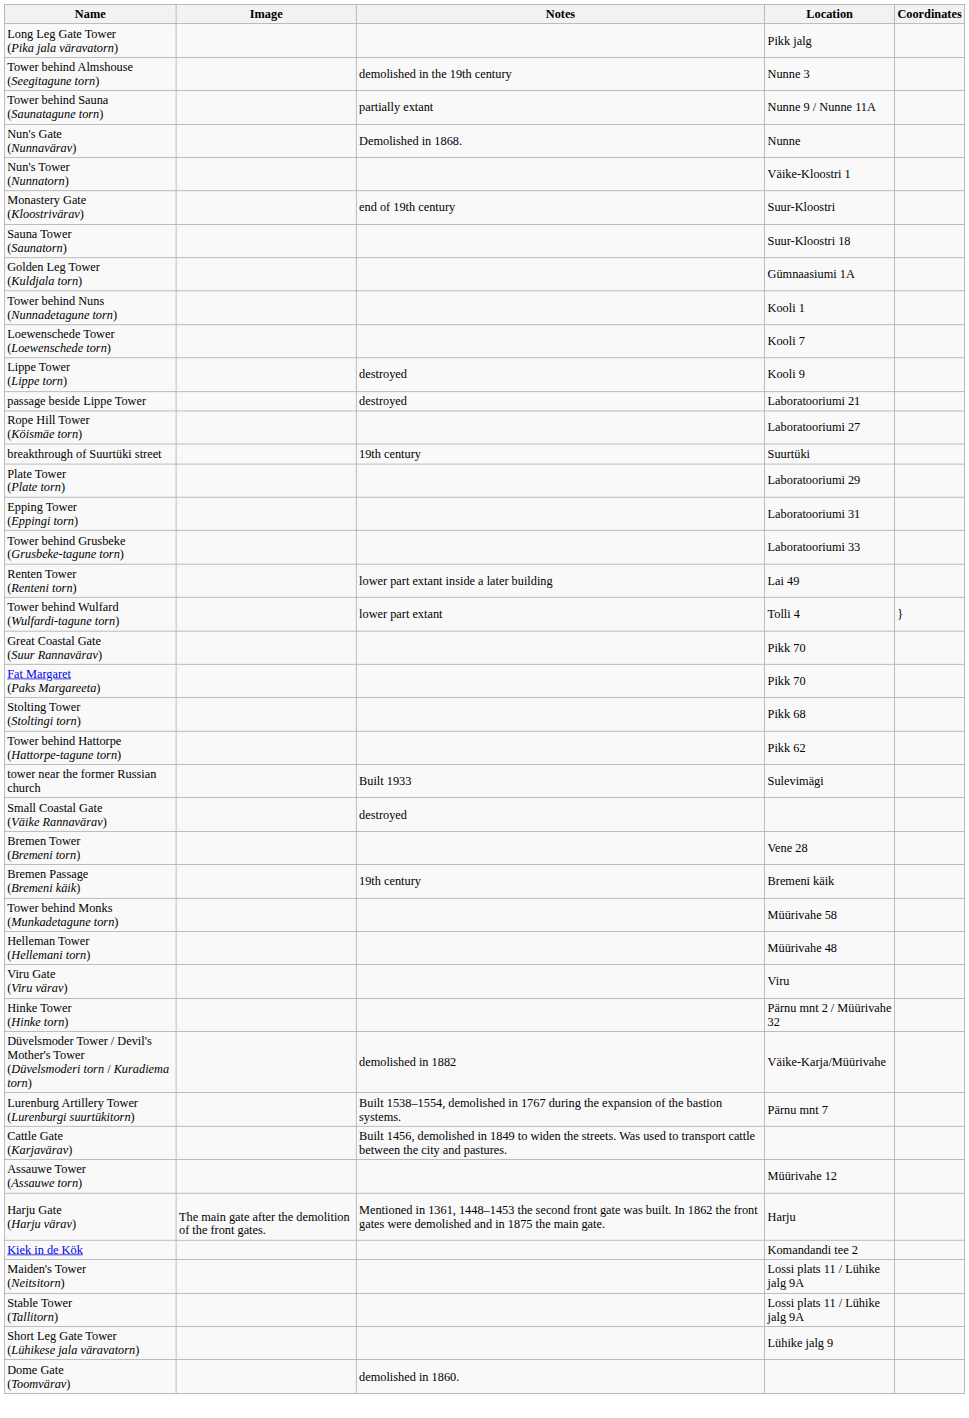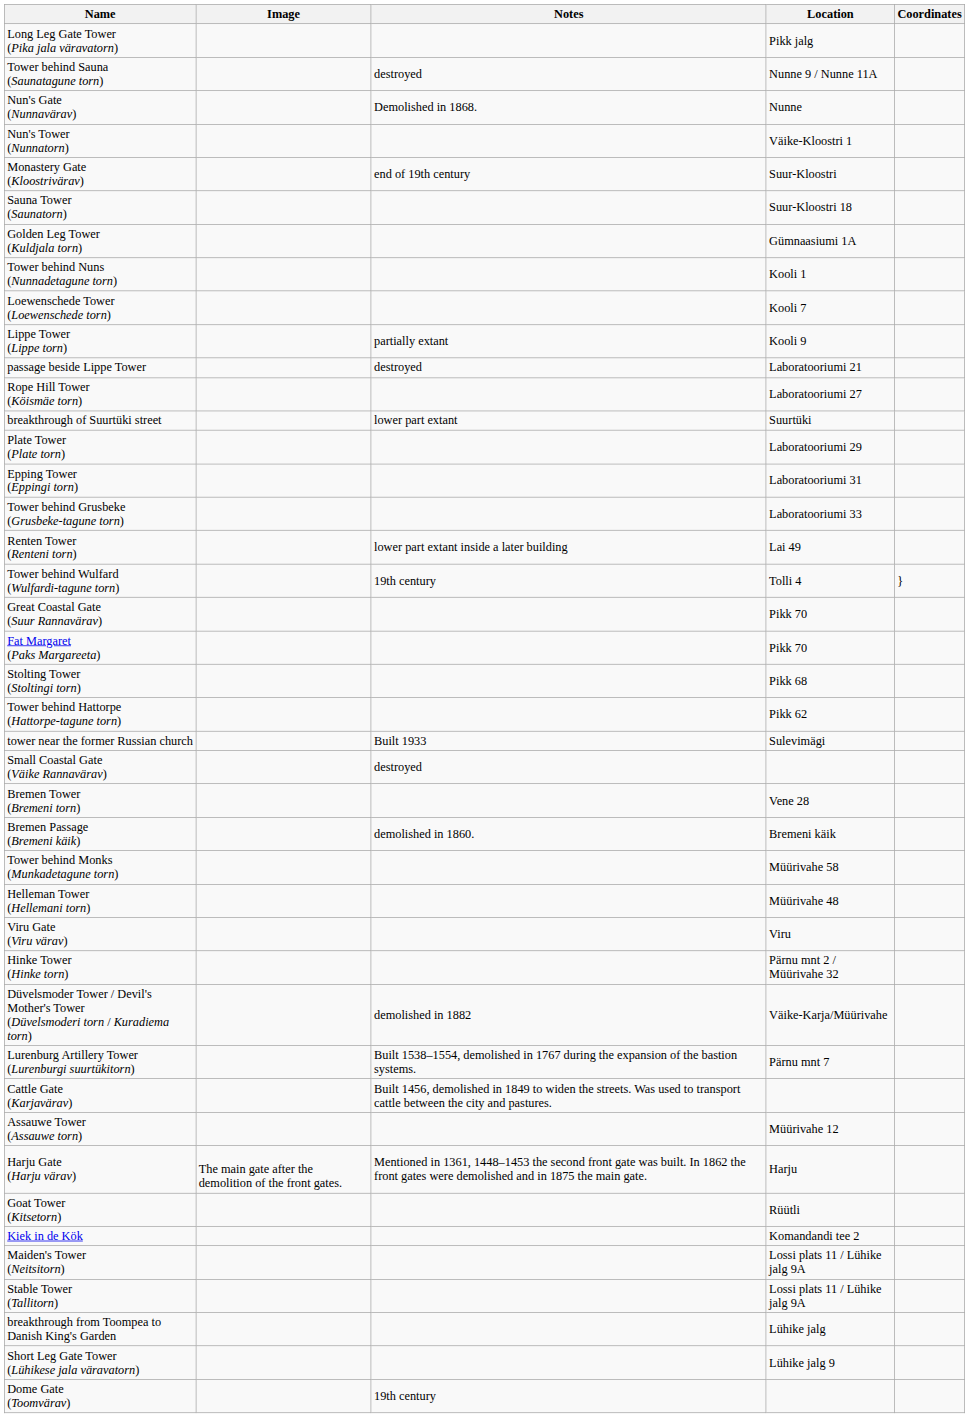- row: (70, 74)
(396, 107) partially extant -> (398, 74) destroyed
(383, 374) destroyed -> (411, 341) partially extant
(390, 454) 19th century -> (416, 420) lower part extant
(401, 614) lower part extant -> (405, 580) 19th century
(390, 881) 19th century -> (424, 834) demolished in 1860.
+ row: (36, 1209)
+ row: (84, 1329)
(409, 1376) demolished in 1860. -> (405, 1396) 19th century
